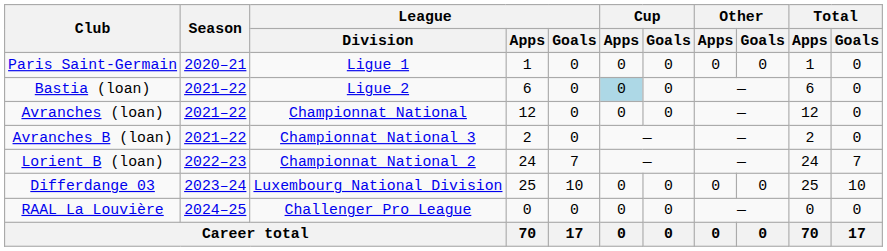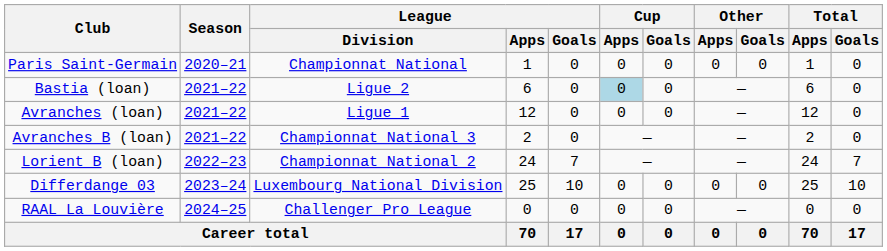(378, 65) Ligue 1 -> (378, 65) Championnat National
(378, 113) Championnat National -> (378, 113) Ligue 1
